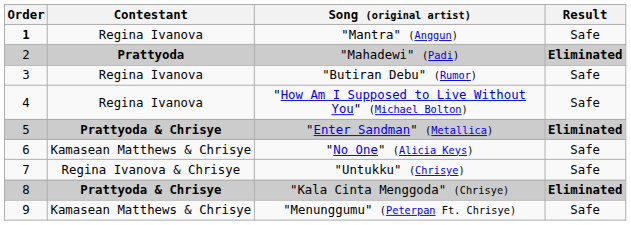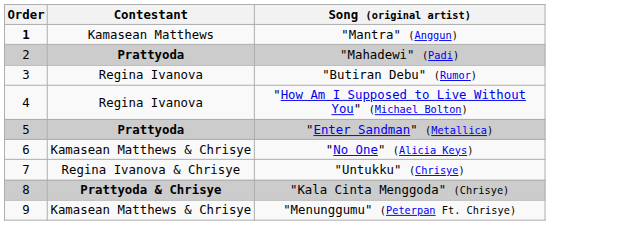- column: (585, 15)
(151, 35) Regina Ivanova -> (151, 35) Kamasean Matthews
(151, 129) Prattyoda & Chrisye -> (151, 129) Prattyoda
